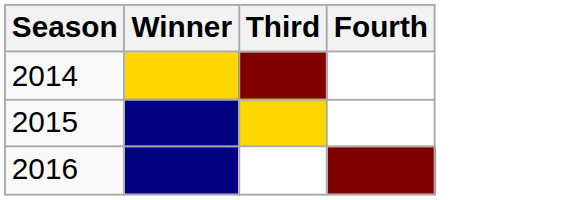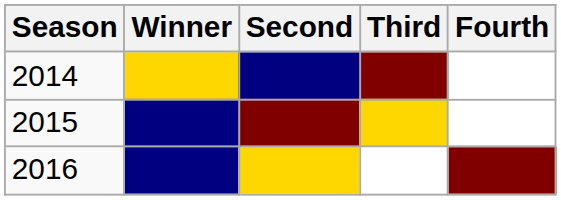+ column: (299, 28)
